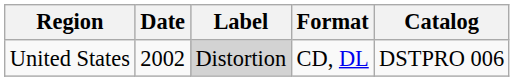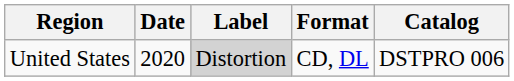(163, 57) 2002 -> (163, 57) 2020
